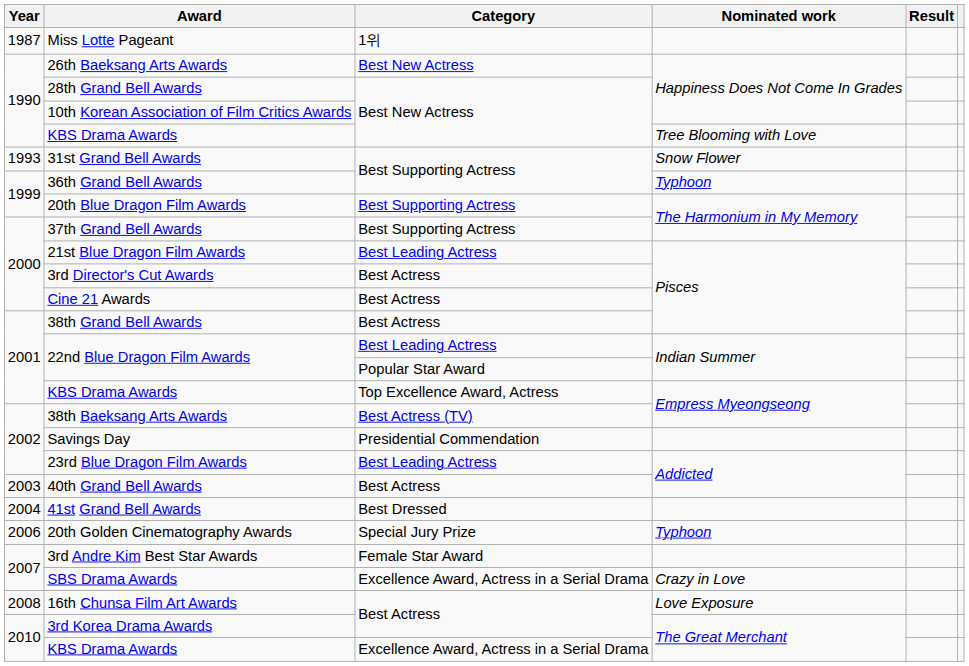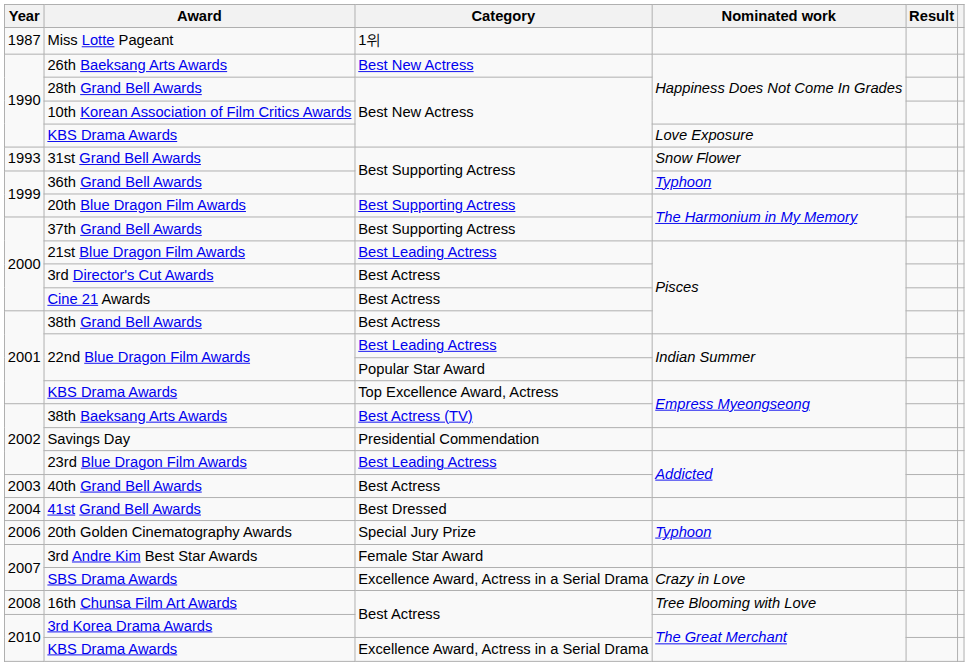(736, 135) Tree Blooming with Love -> (704, 135) Love Exposure
(704, 602) Love Exposure -> (736, 602) Tree Blooming with Love
